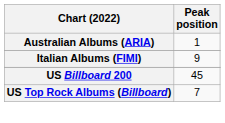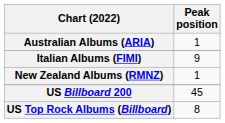+ row: (89, 76)
(197, 93) 7 -> (197, 110) 8
